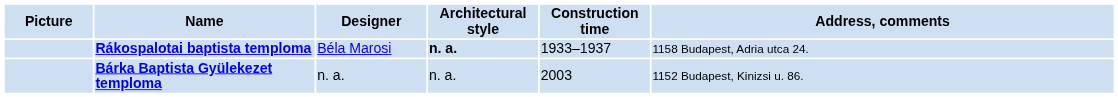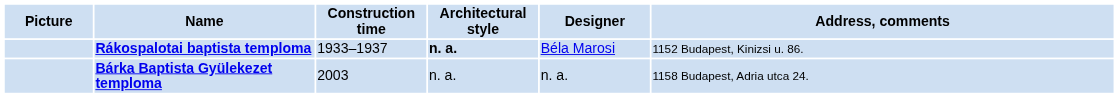columns swapped: (595, 21) <-> (371, 21)
(731, 49) 1158 Budapest, Adria utca 24. -> (728, 49) 1152 Budapest, Kinizsi u. 86.
(728, 76) 1152 Budapest, Kinizsi u. 86. -> (731, 76) 1158 Budapest, Adria utca 24.
